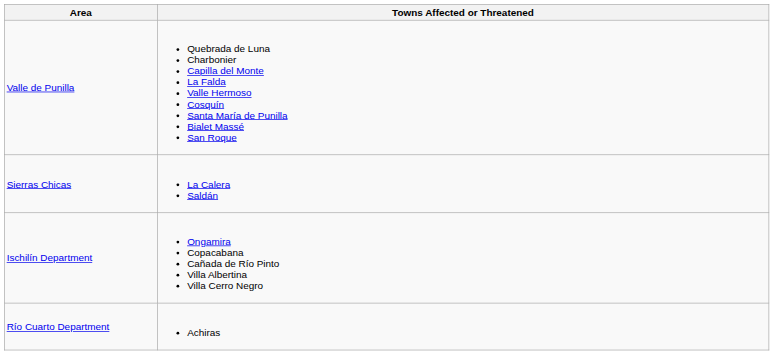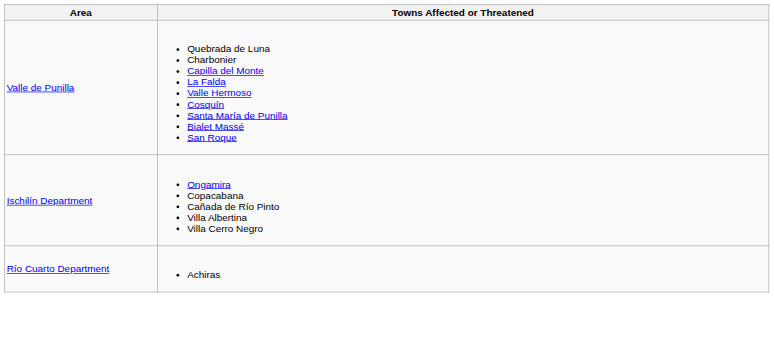- row: (39, 184)
